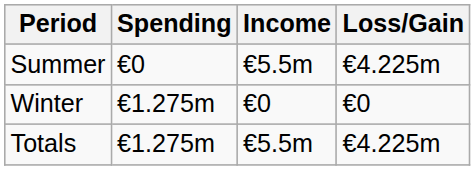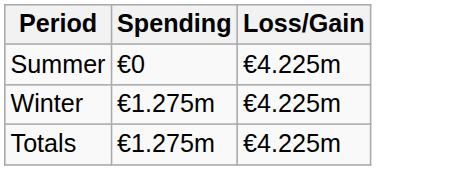- column: (287, 24)
(357, 104) €0 -> (292, 104) €4.225m
